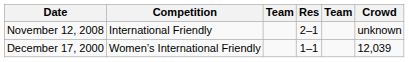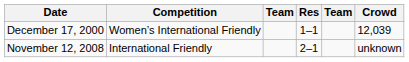rows swapped: (55, 48) <-> (55, 30)
